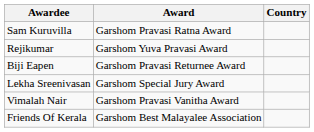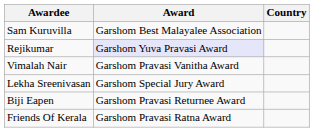(163, 30) Garshom Pravasi Ratna Award -> (179, 30) Garshom Best Malayalee Association
(162, 48) no background -> (162, 48) lavender background
rows swapped: (37, 100) <-> (30, 65)
(179, 118) Garshom Best Malayalee Association -> (163, 118) Garshom Pravasi Ratna Award
